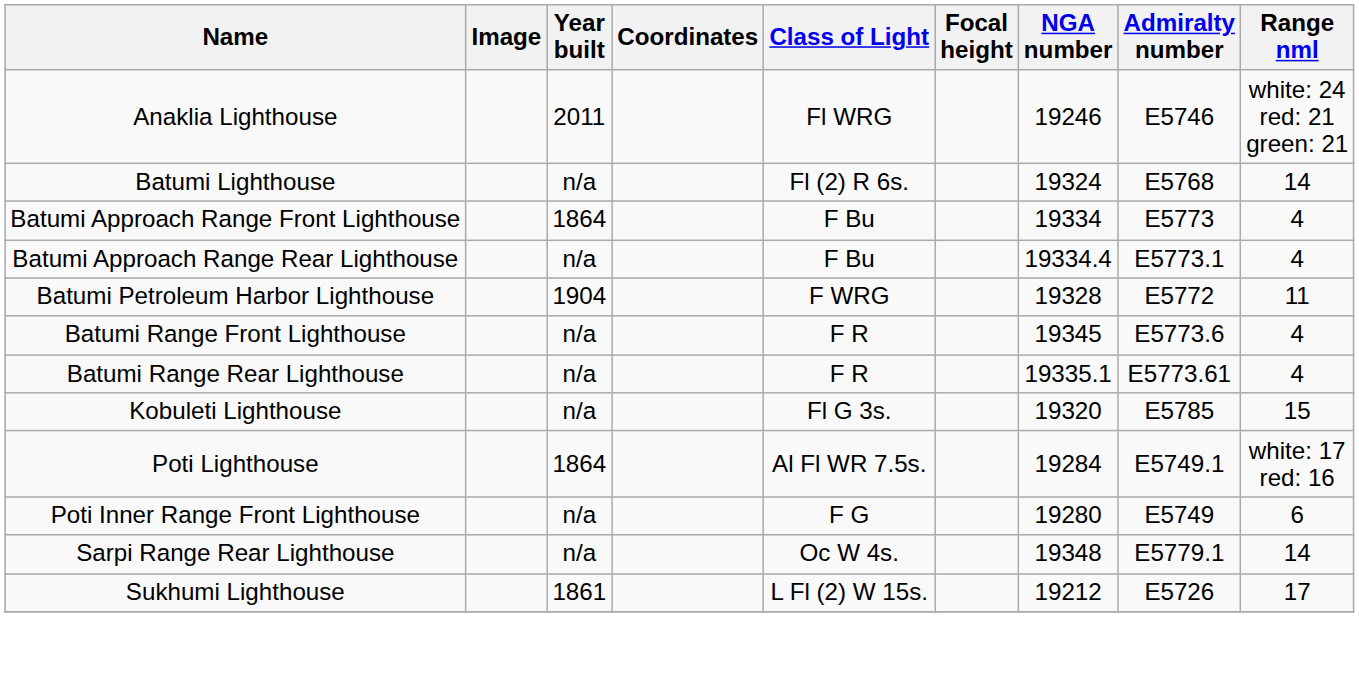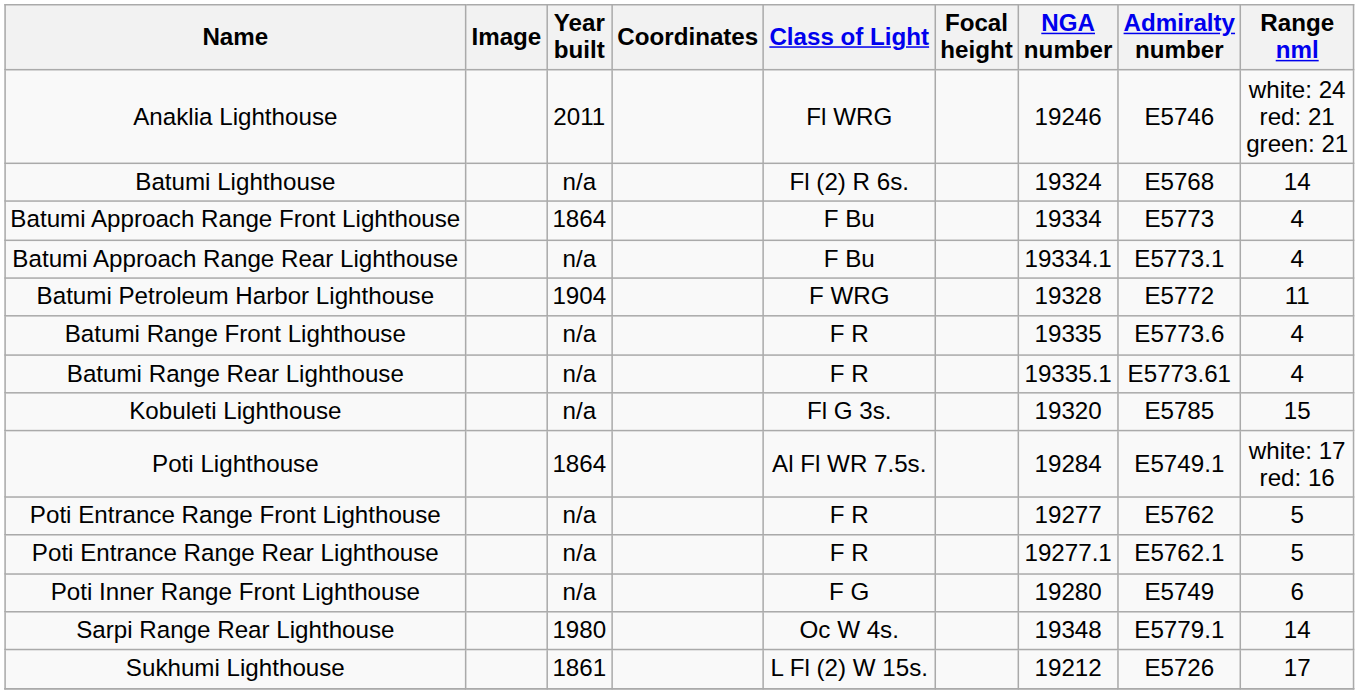(1068, 258) 19334.4 -> (1068, 258) 19334.1
(1068, 335) 19345 -> (1068, 335) 19335
+ row: (235, 515)
+ row: (235, 553)
(579, 553) n/a -> (579, 630) 1980
